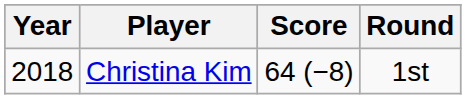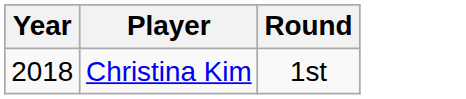- column: (309, 26)
